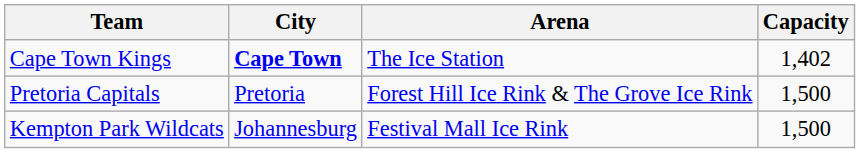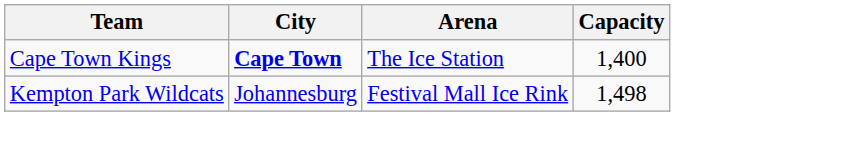(806, 57) 1,402 -> (621, 57) 1,400
- row: (85, 93)
(806, 128) 1,500 -> (621, 93) 1,498
